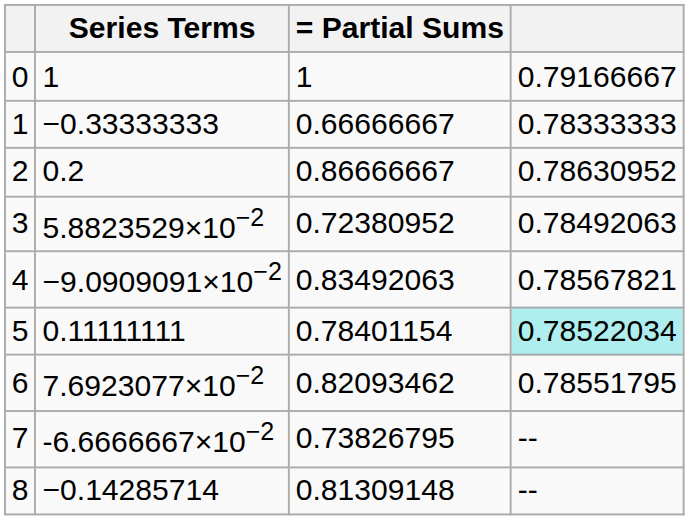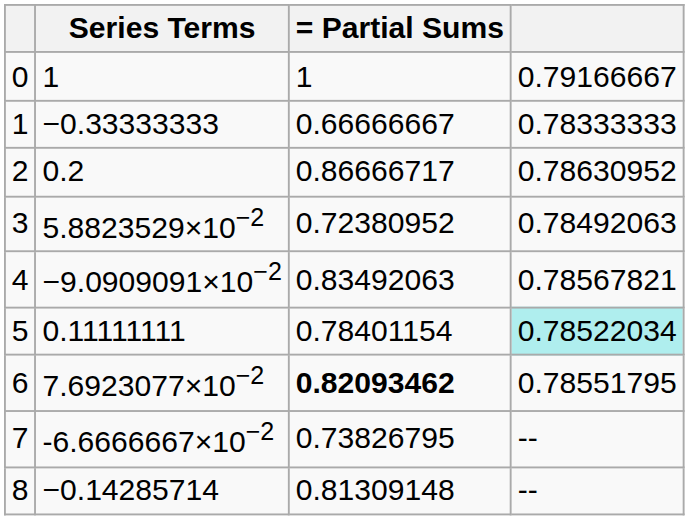(375, 171) 0.86666667 -> (375, 171) 0.86666717
(375, 382) normal -> (375, 382) bold
